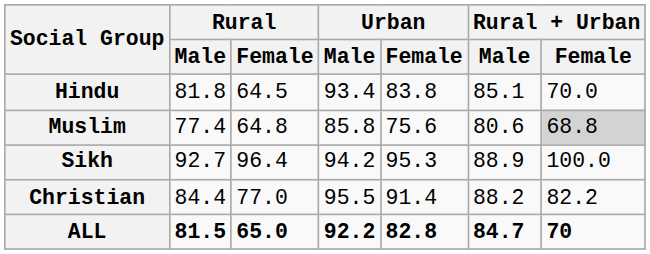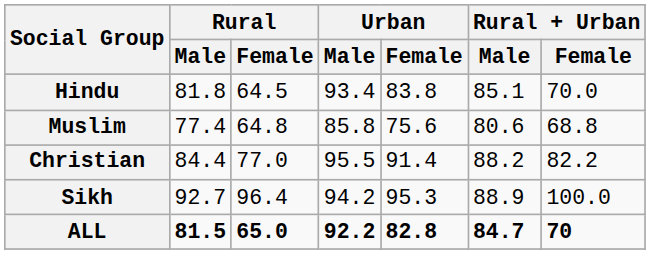(572, 127) lightgrey background -> (572, 127) no background
rows swapped: (87, 197) <-> (87, 162)
